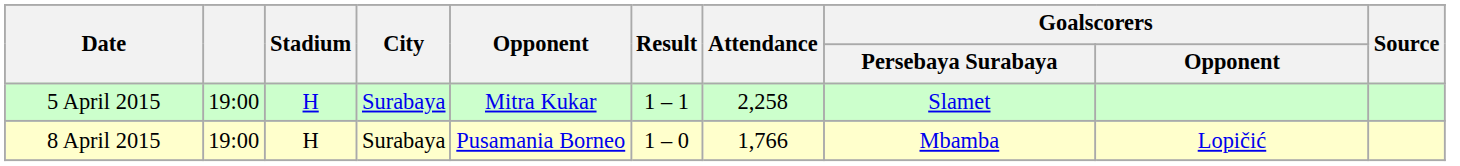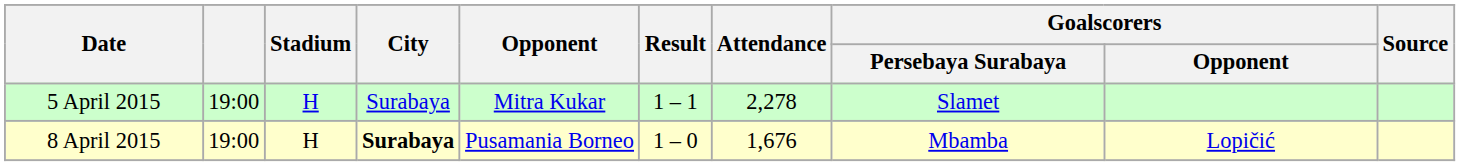(763, 101) 2,258 -> (772, 101) 2,278
(404, 140) normal -> (408, 140) bold
(763, 140) 1,766 -> (772, 140) 1,676
